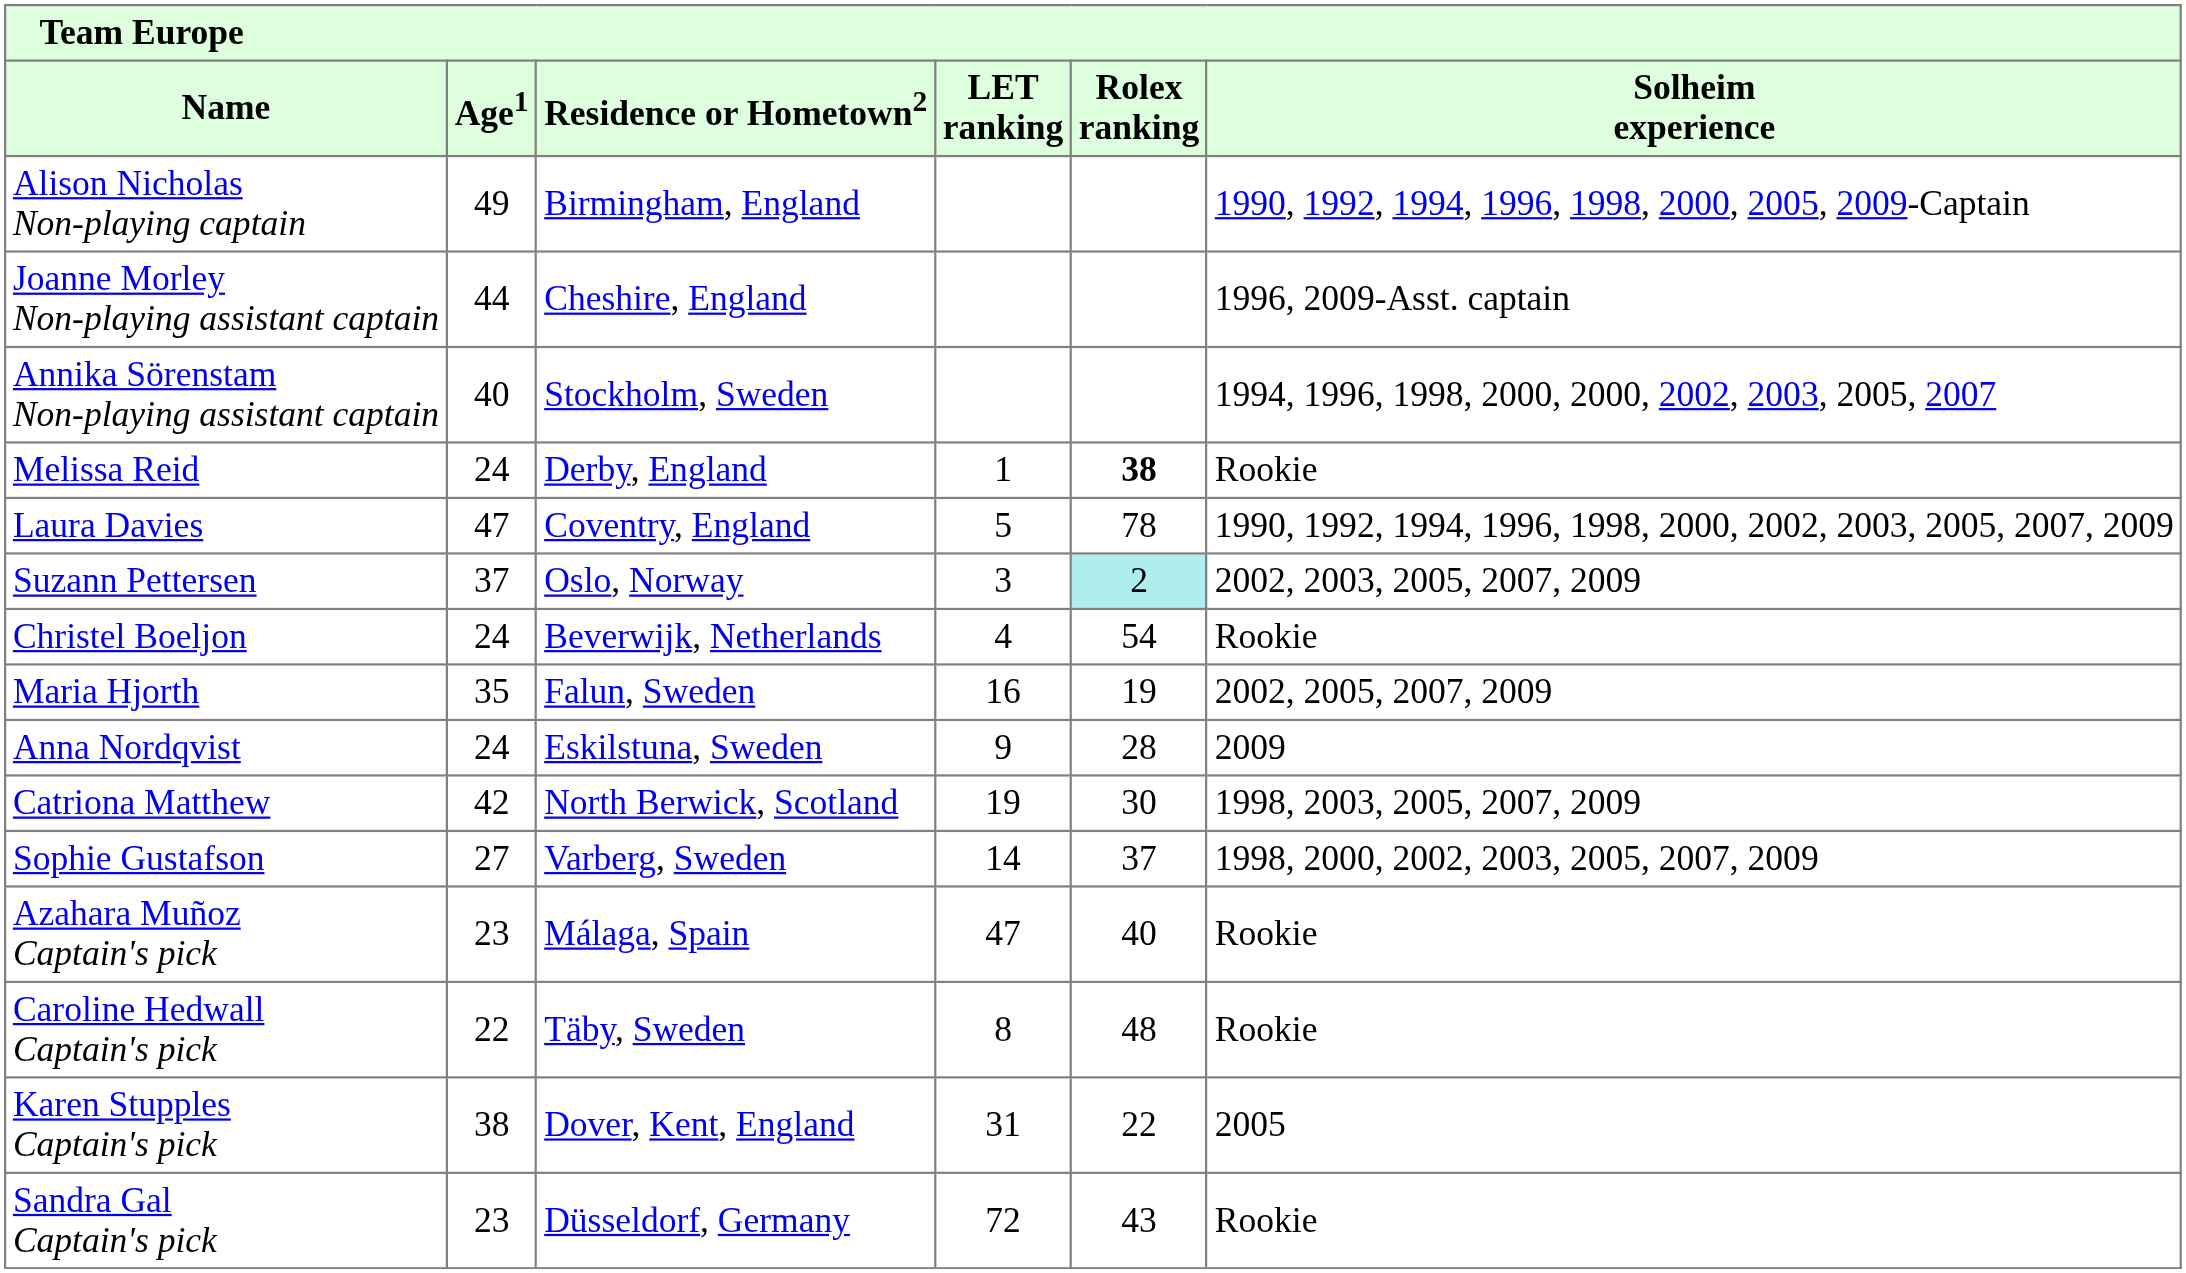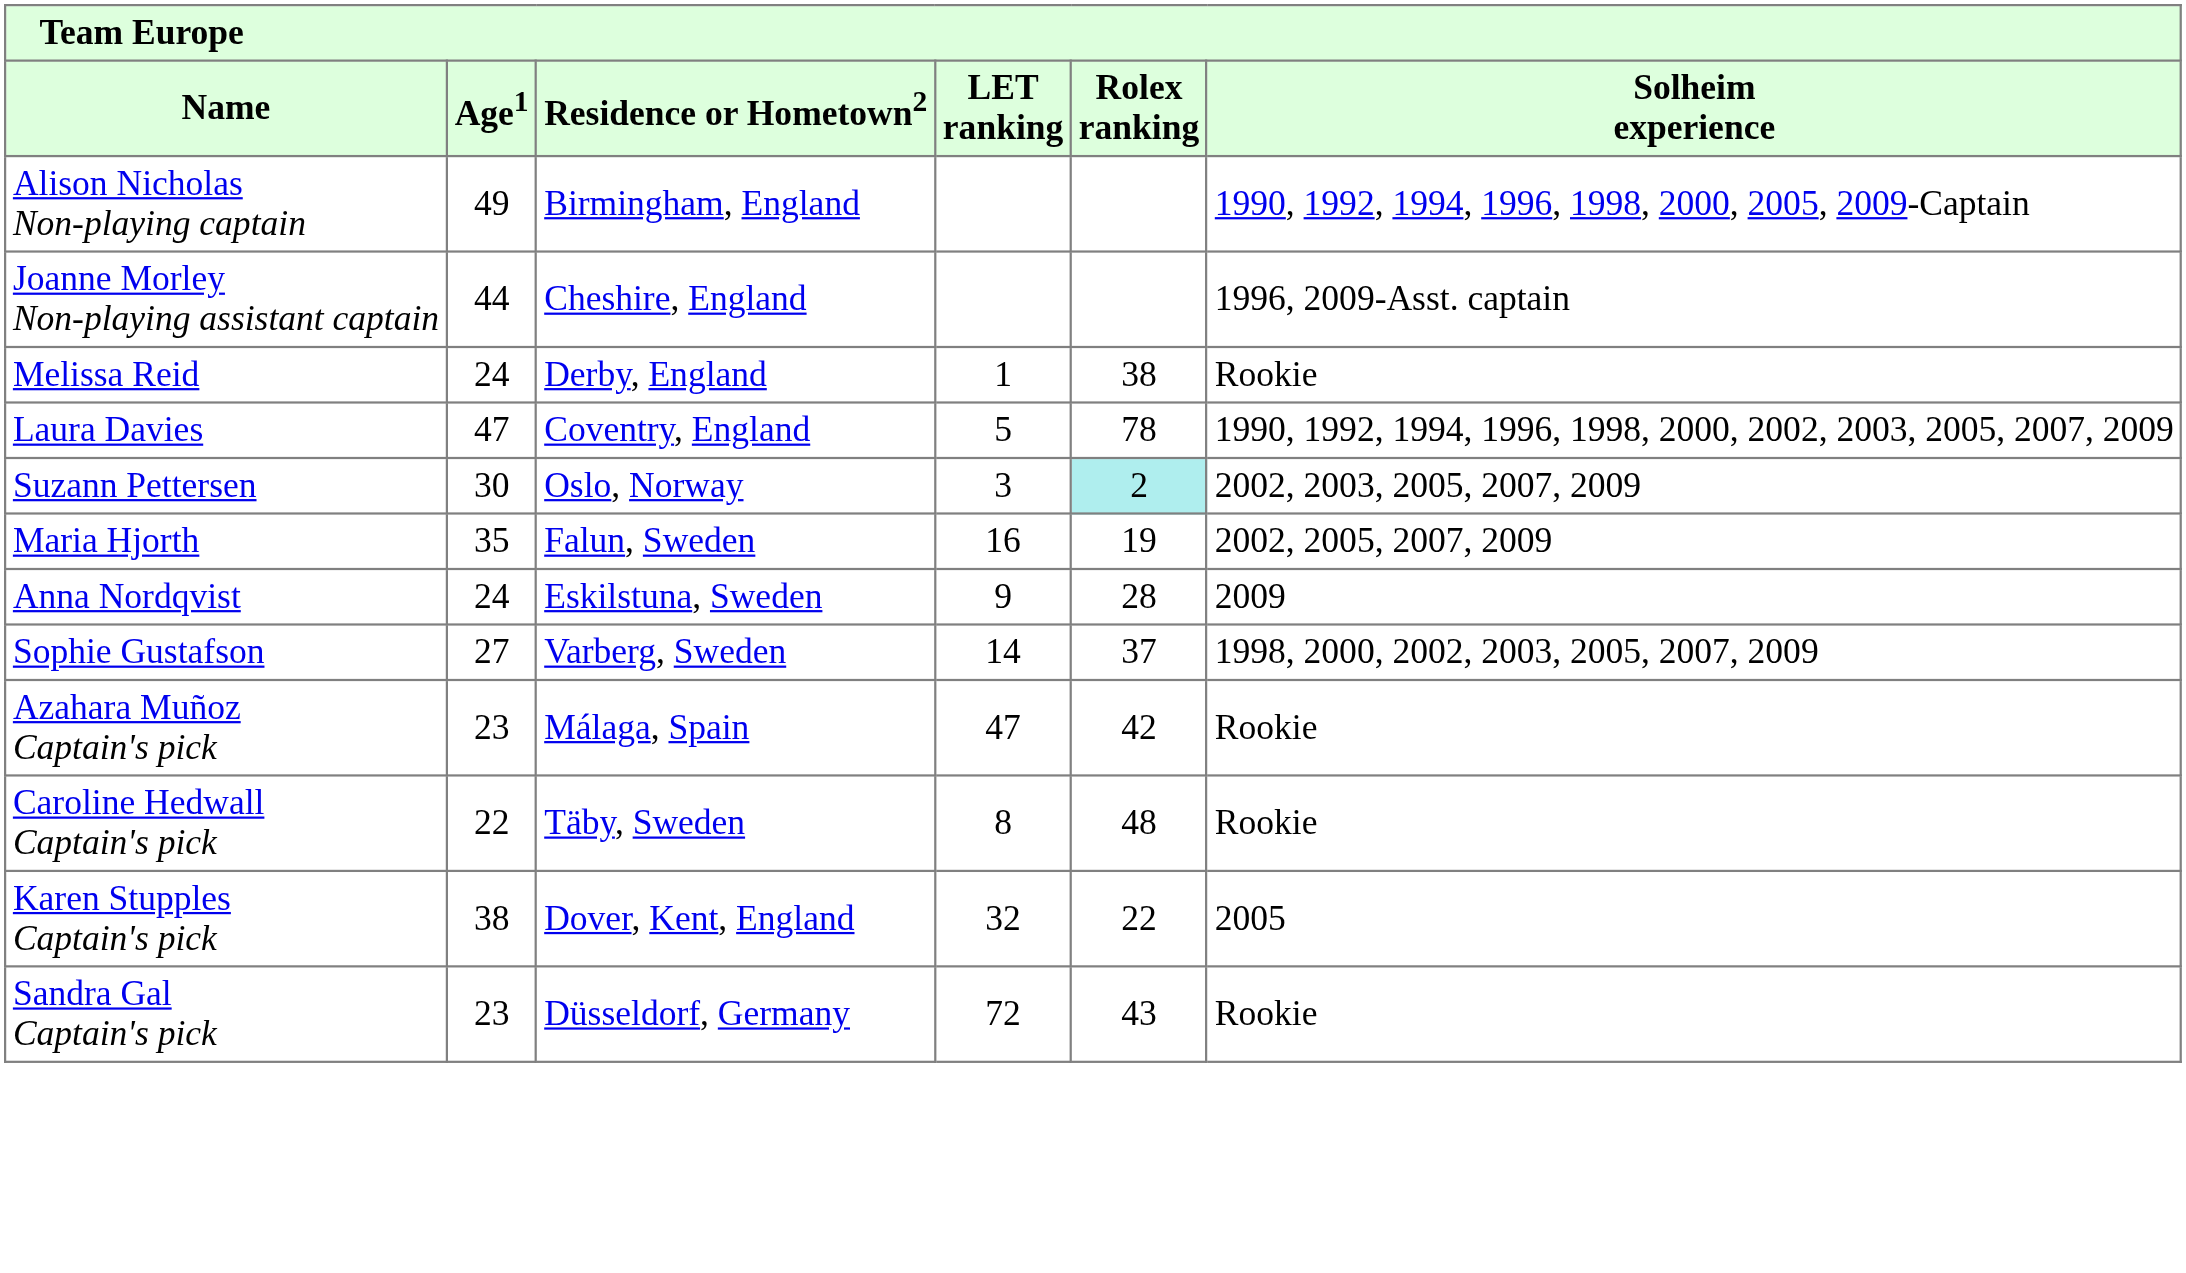- row: (226, 394)
(1139, 469) bold -> (1139, 374) normal
(492, 580) 37 -> (492, 485) 30
- row: (130, 636)
- row: (142, 802)
(1139, 933) 40 -> (1139, 727) 42
(1003, 1124) 31 -> (1003, 918) 32
